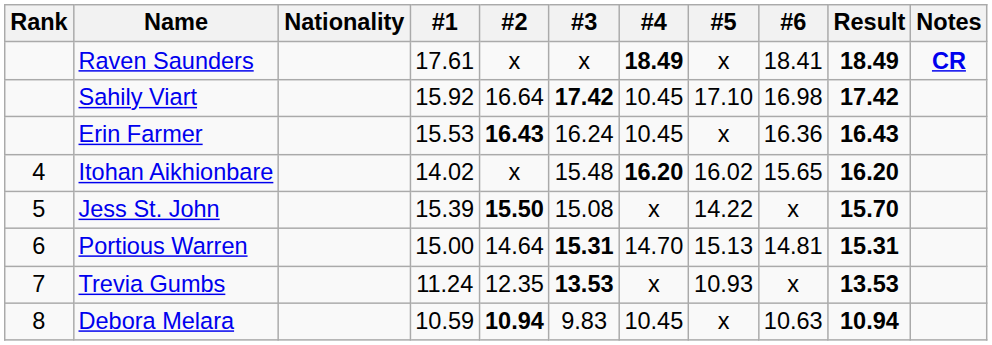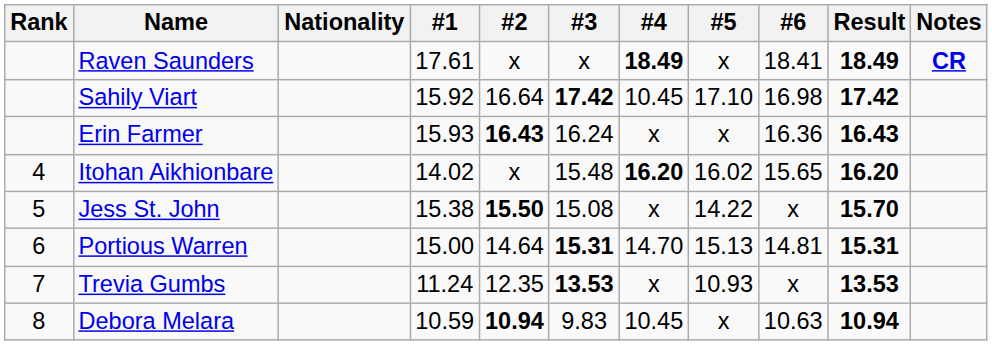(445, 135) 15.53 -> (445, 135) 15.93
(654, 135) 10.45 -> (654, 135) x
(445, 209) 15.39 -> (445, 209) 15.38
